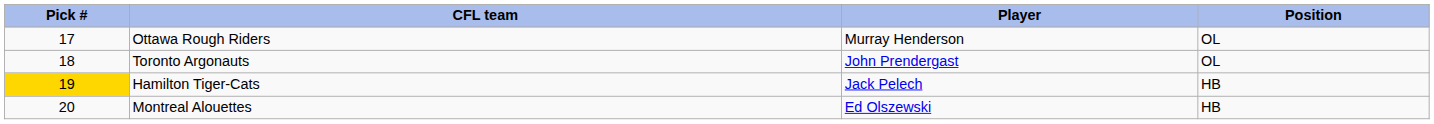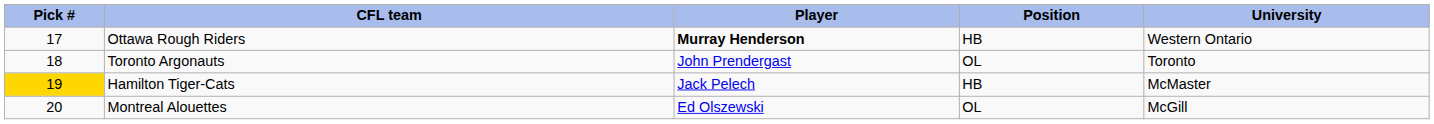+ column: (1287, 15)
(904, 38) normal -> (741, 38) bold
(1211, 38) OL -> (972, 38) HB
(1211, 107) HB -> (972, 107) OL
